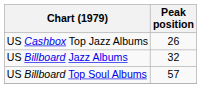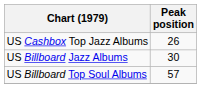(173, 58) 32 -> (173, 58) 30
